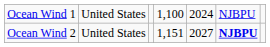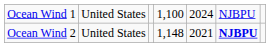(170, 33) 1,151 -> (170, 33) 1,148
(201, 33) 2027 -> (201, 33) 2021
